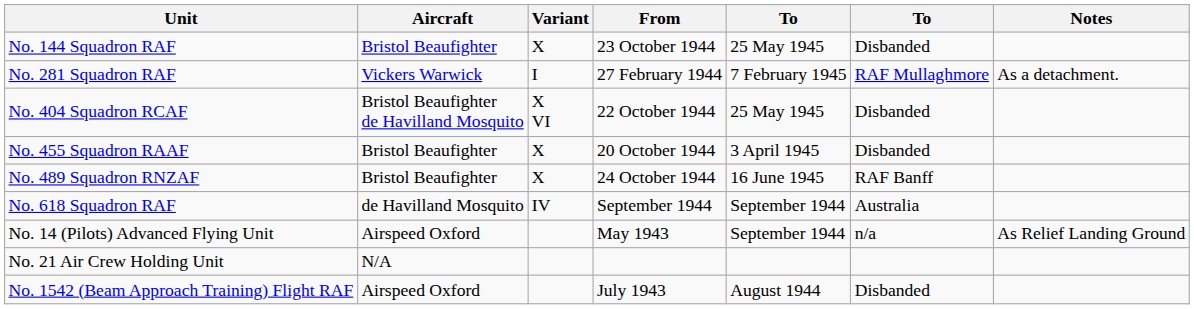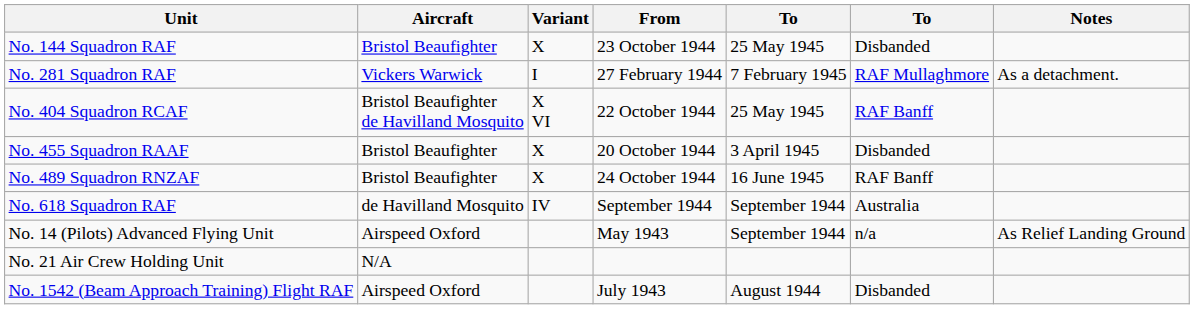(892, 112) Disbanded -> (894, 112) RAF Banff
